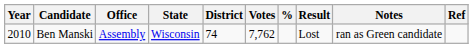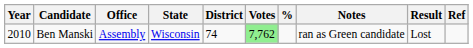columns swapped: (314, 14) <-> (389, 14)
(262, 33) no background -> (262, 33) lightgreen background
